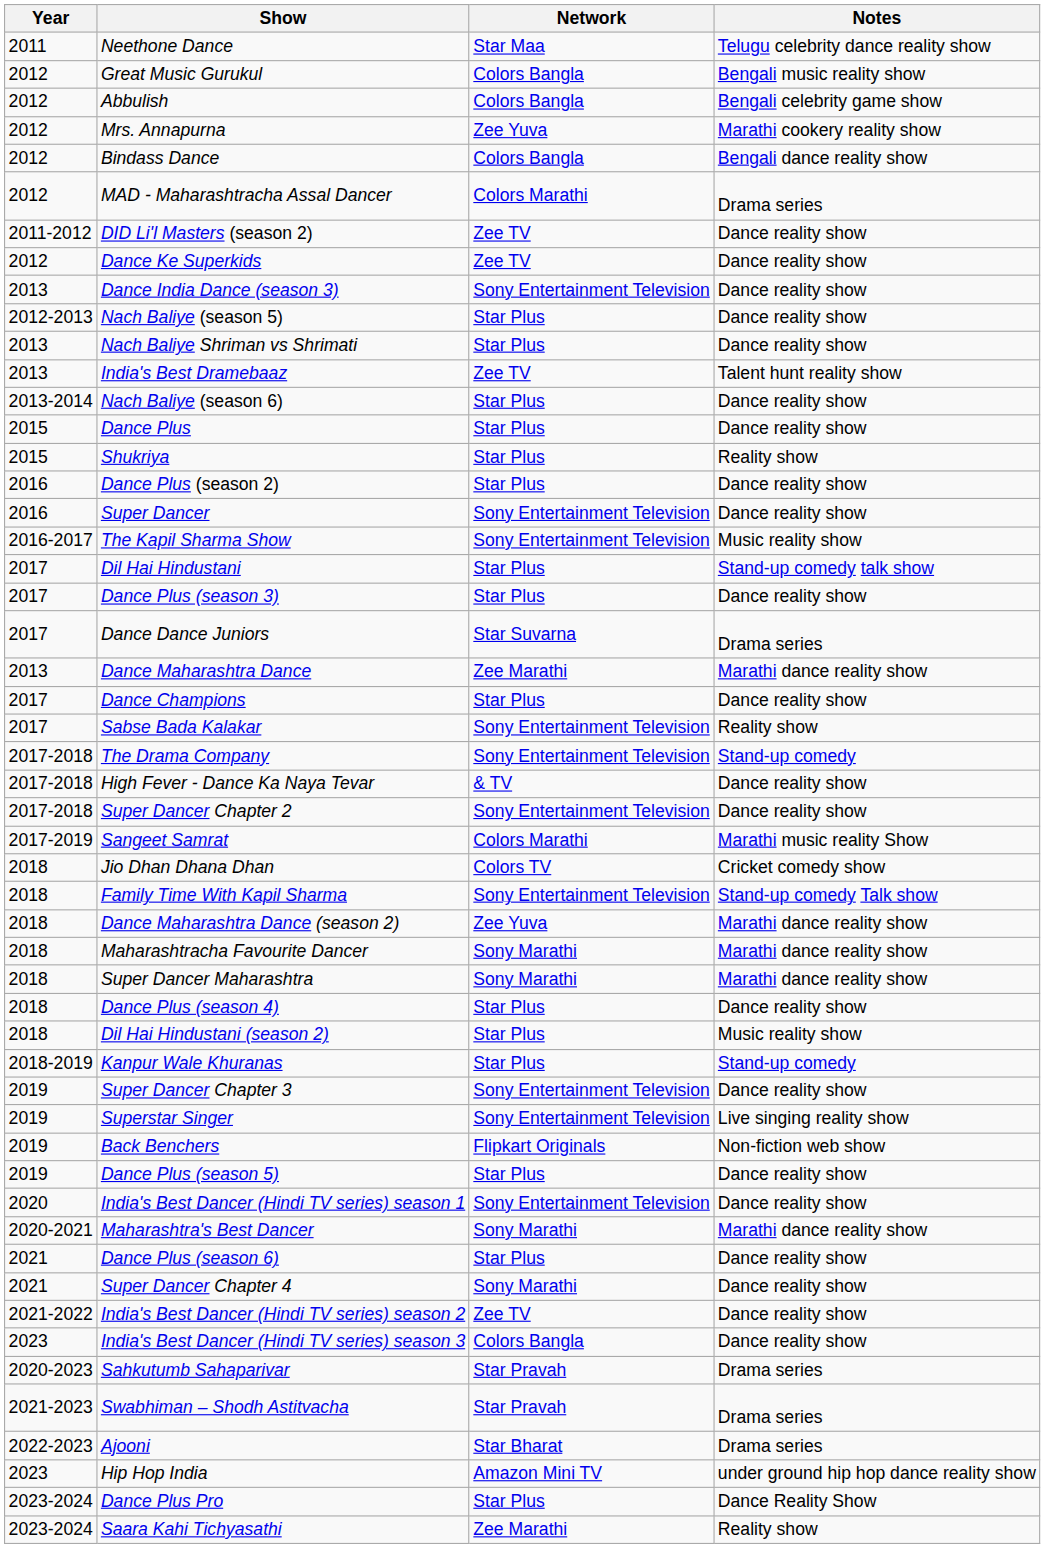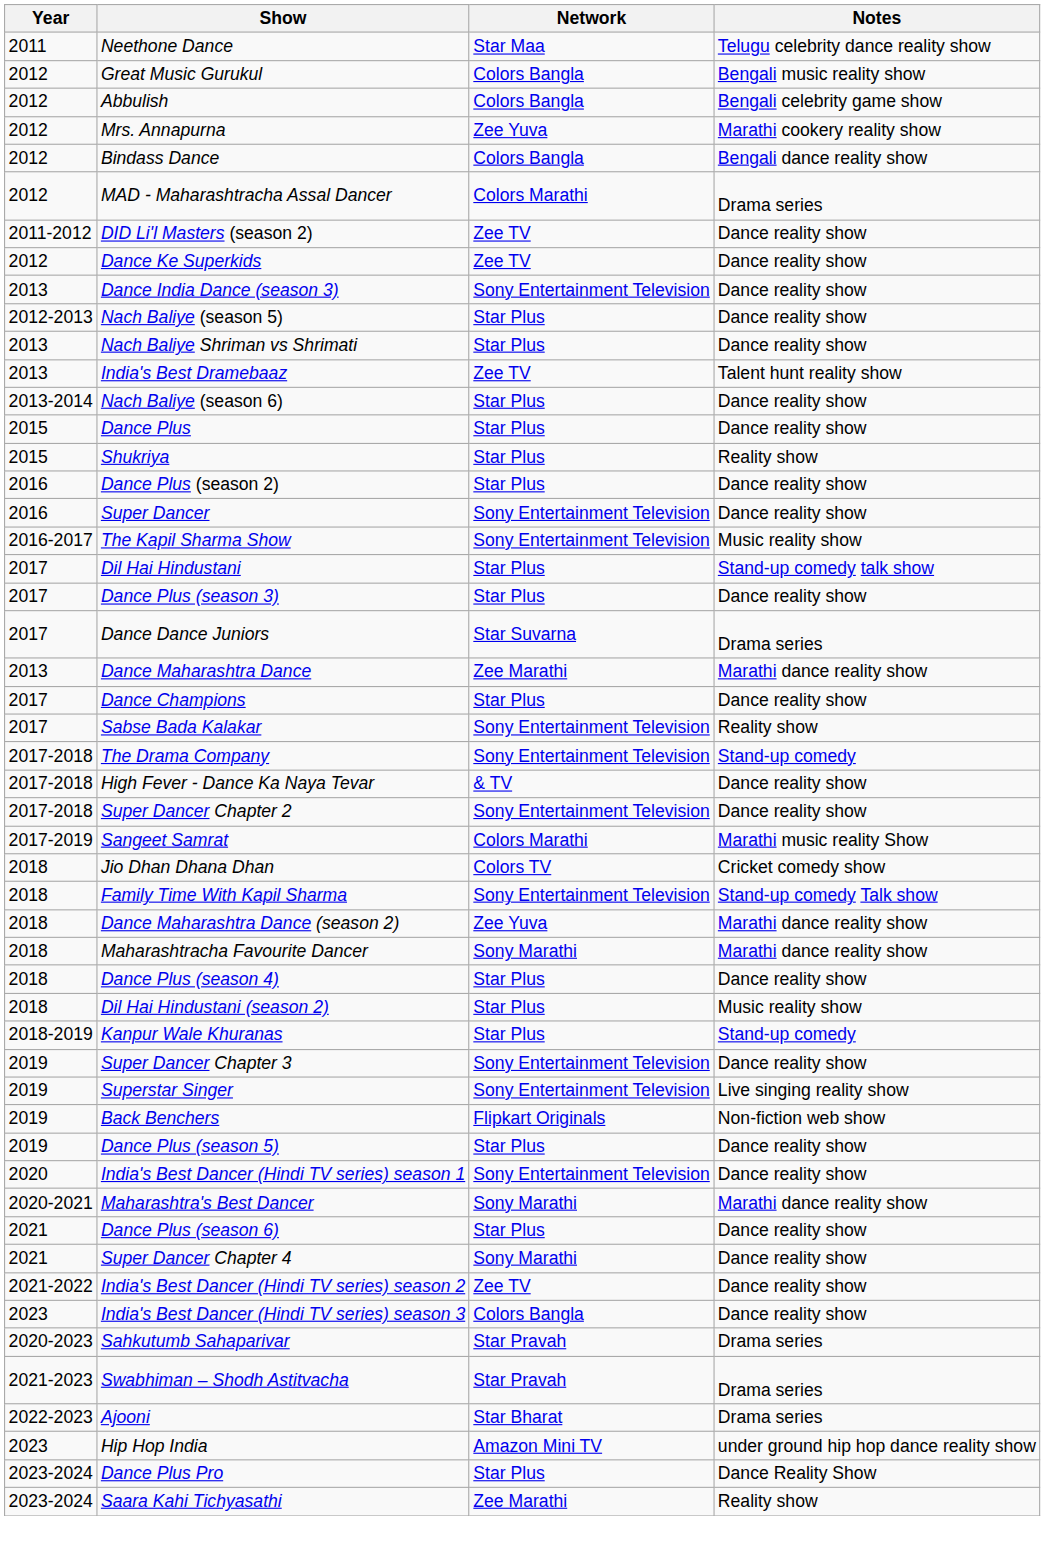- row: (207, 979)
